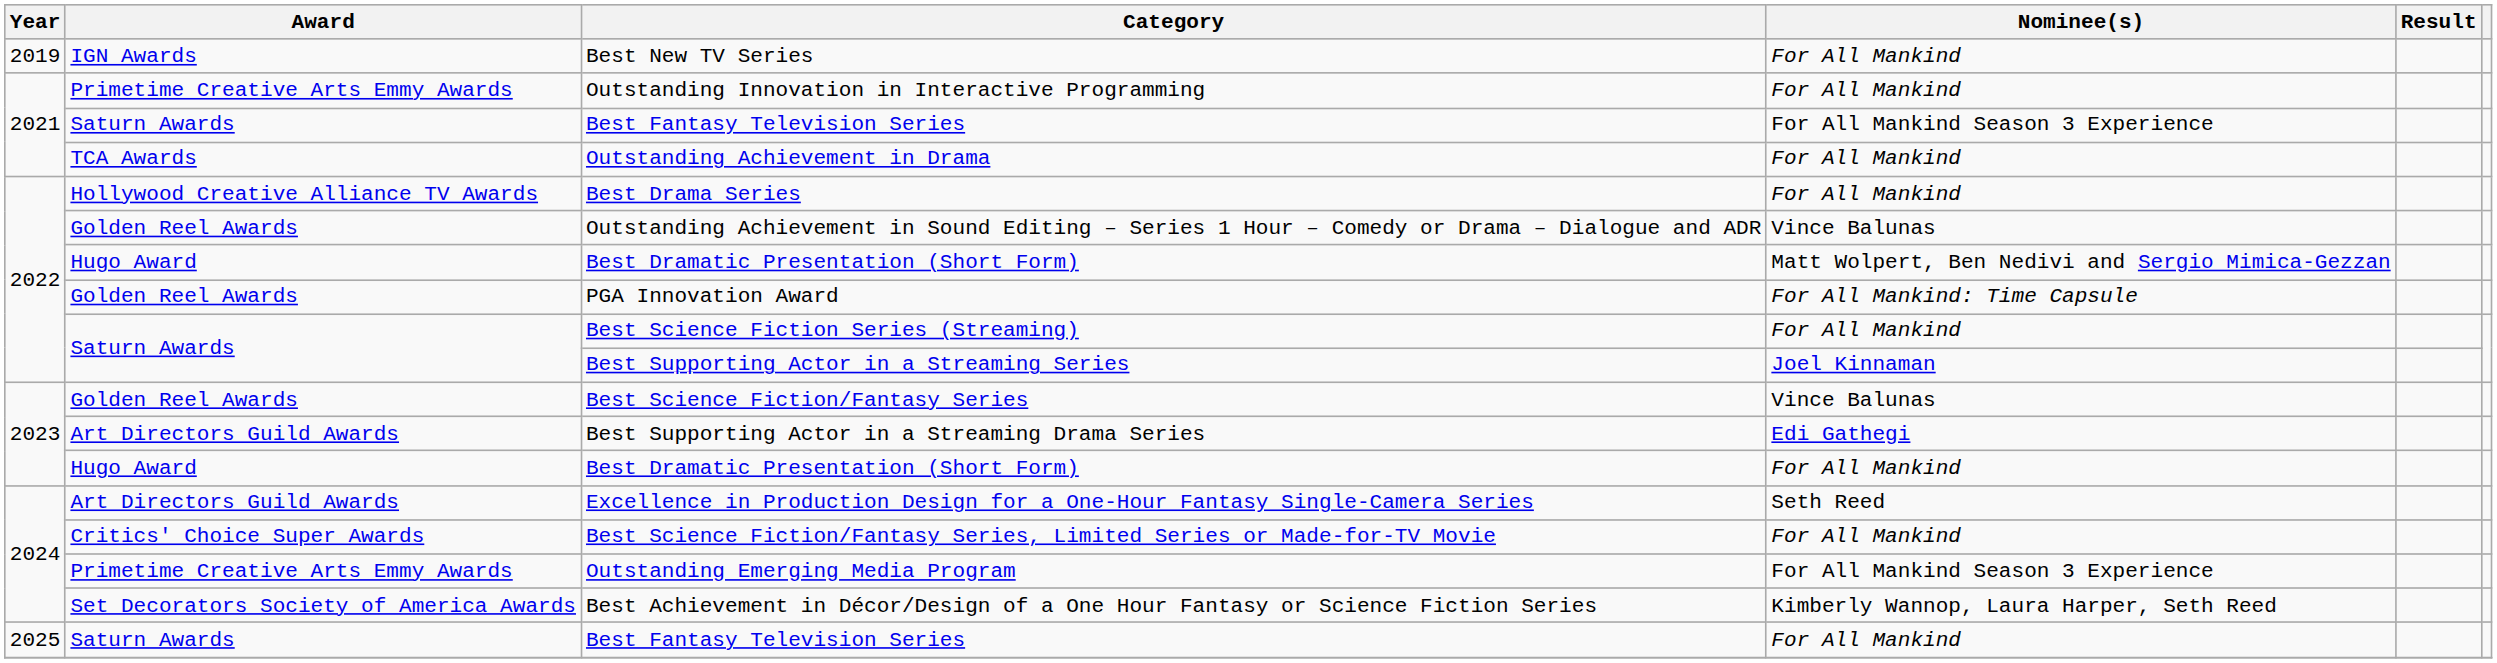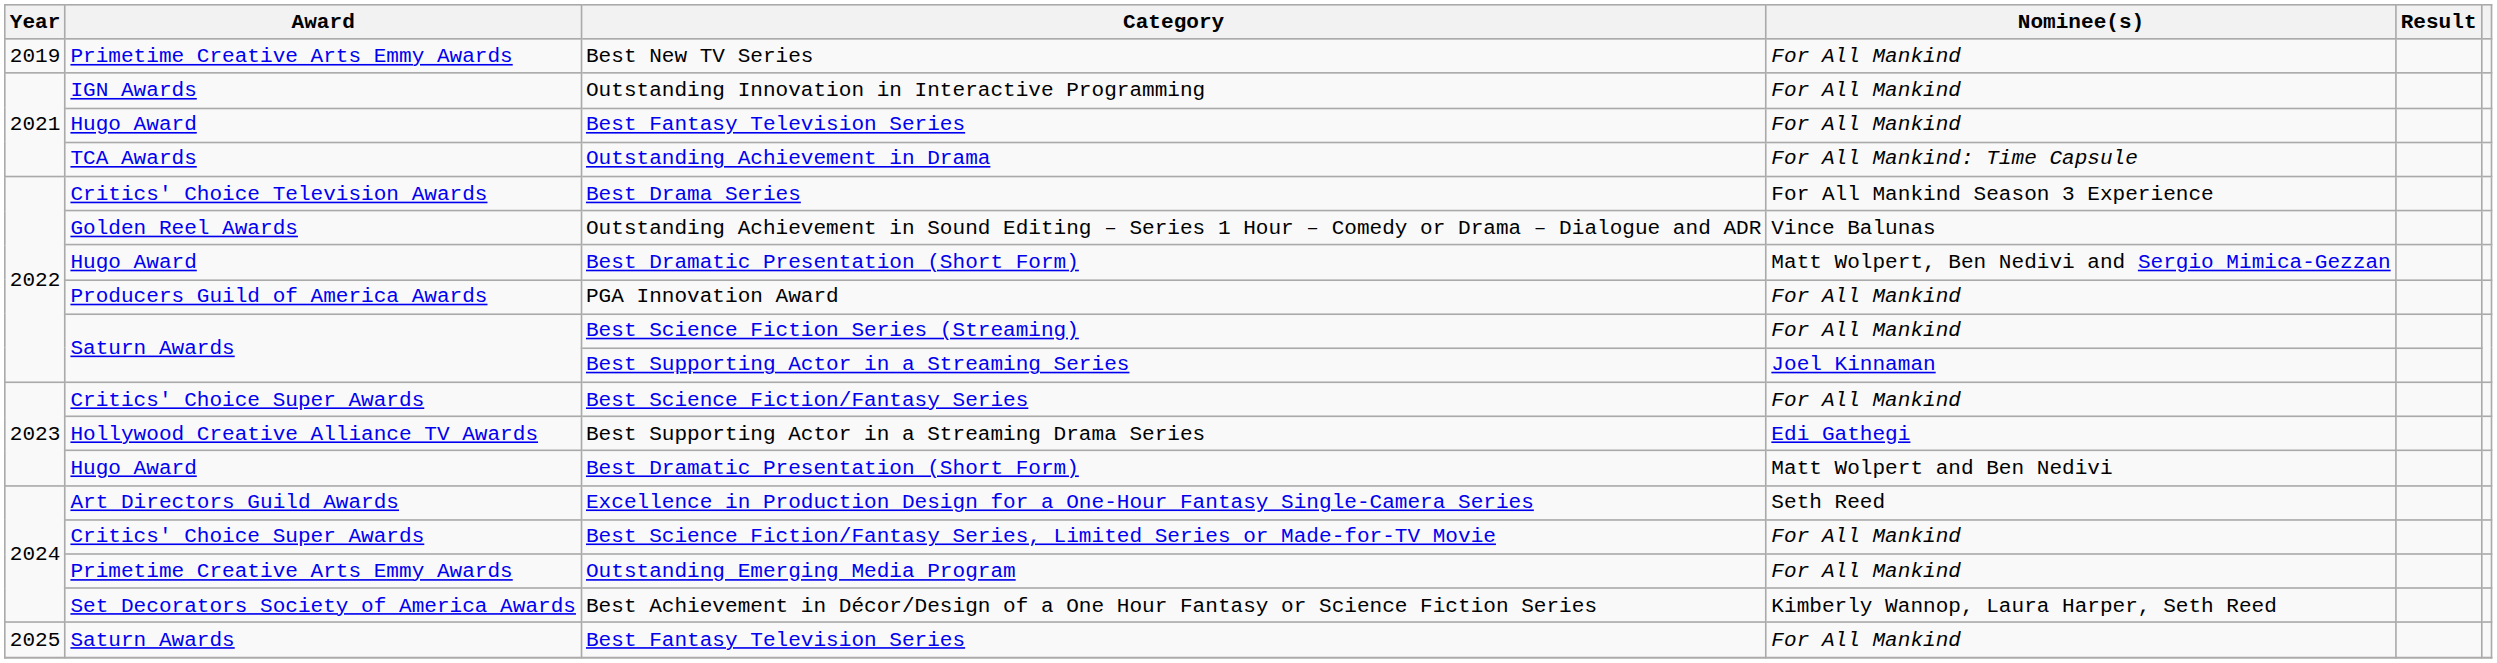(134, 56) IGN Awards -> (292, 56) Primetime Creative Arts Emmy Awards
(292, 91) Primetime Creative Arts Emmy Awards -> (134, 91) IGN Awards
(153, 125) Saturn Awards -> (134, 125) Hugo Award
(1993, 125) For All Mankind Season 3 Experience -> (1866, 125) For All Mankind
(1866, 159) For All Mankind -> (1955, 159) For All Mankind: Time Capsule
(304, 194) Hollywood Creative Alliance TV Awards -> (279, 194) Critics' Choice Television Awards
(1866, 194) For All Mankind -> (1993, 194) For All Mankind Season 3 Experience
(184, 297) Golden Reel Awards -> (279, 297) Producers Guild of America Awards
(1955, 297) For All Mankind: Time Capsule -> (1866, 297) For All Mankind
(184, 400) Golden Reel Awards -> (247, 400) Critics' Choice Super Awards
(1854, 400) Vince Balunas -> (1866, 400) For All Mankind
(235, 434) Art Directors Guild Awards -> (304, 434) Hollywood Creative Alliance TV Awards
(1866, 468) For All Mankind -> (1942, 468) Matt Wolpert and Ben Nedivi
(1993, 571) For All Mankind Season 3 Experience -> (1866, 571) For All Mankind
